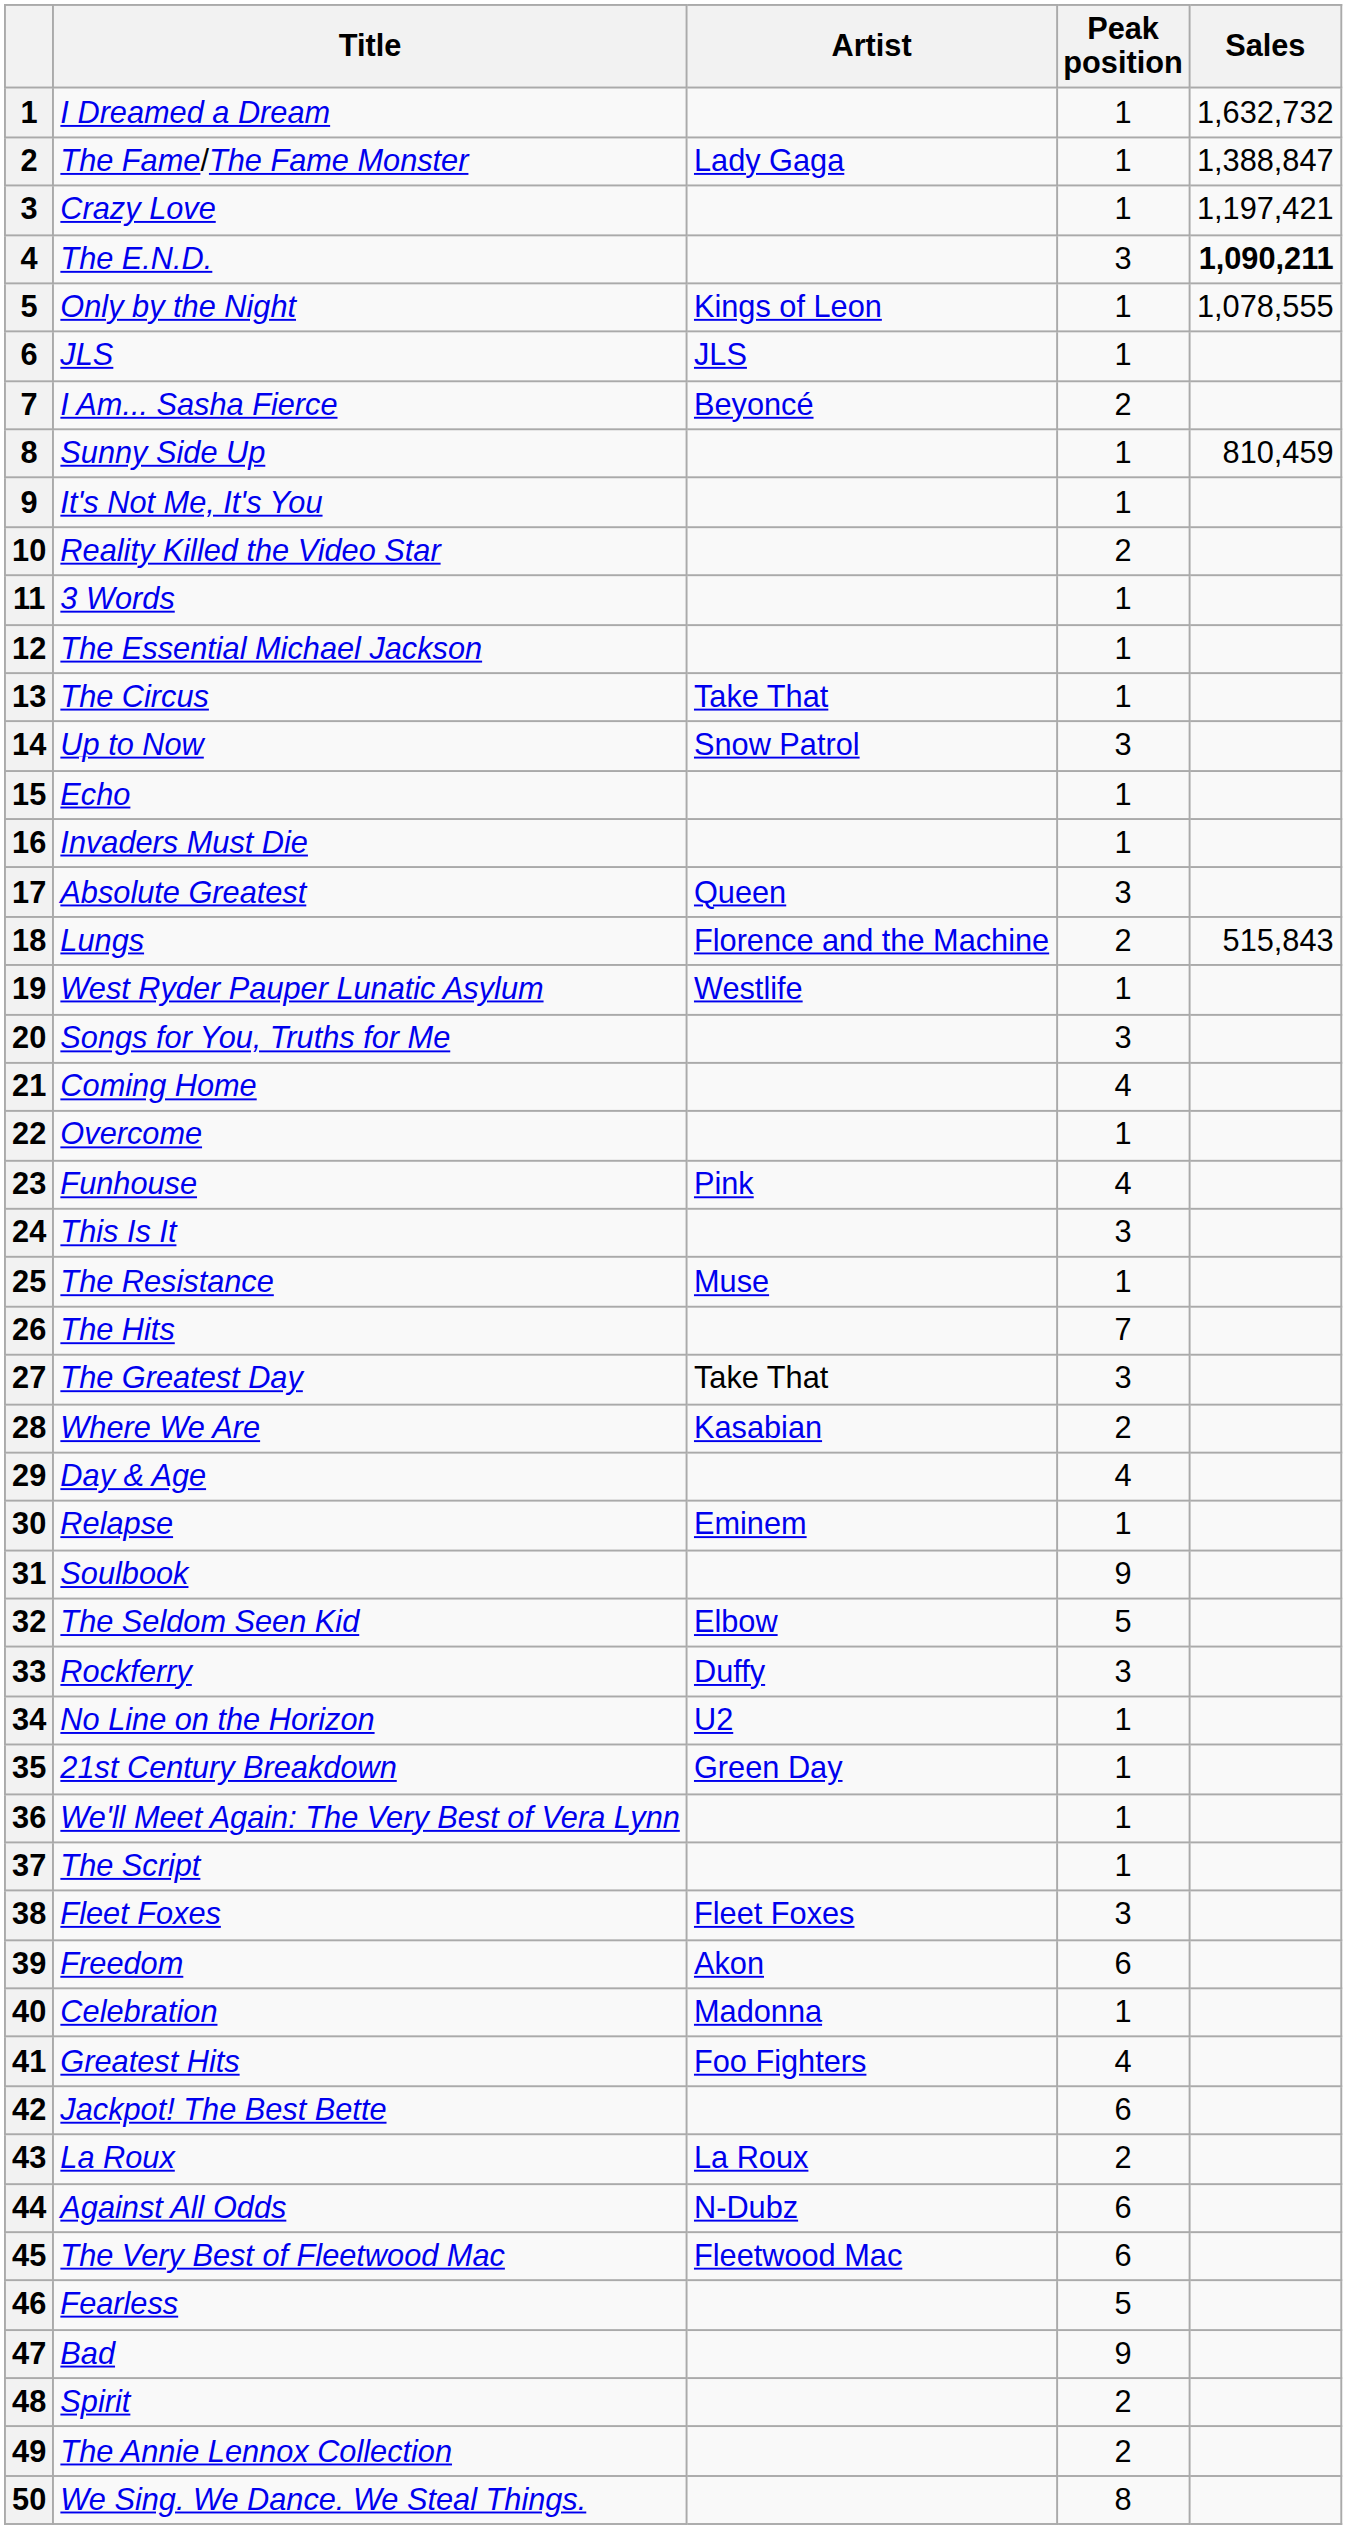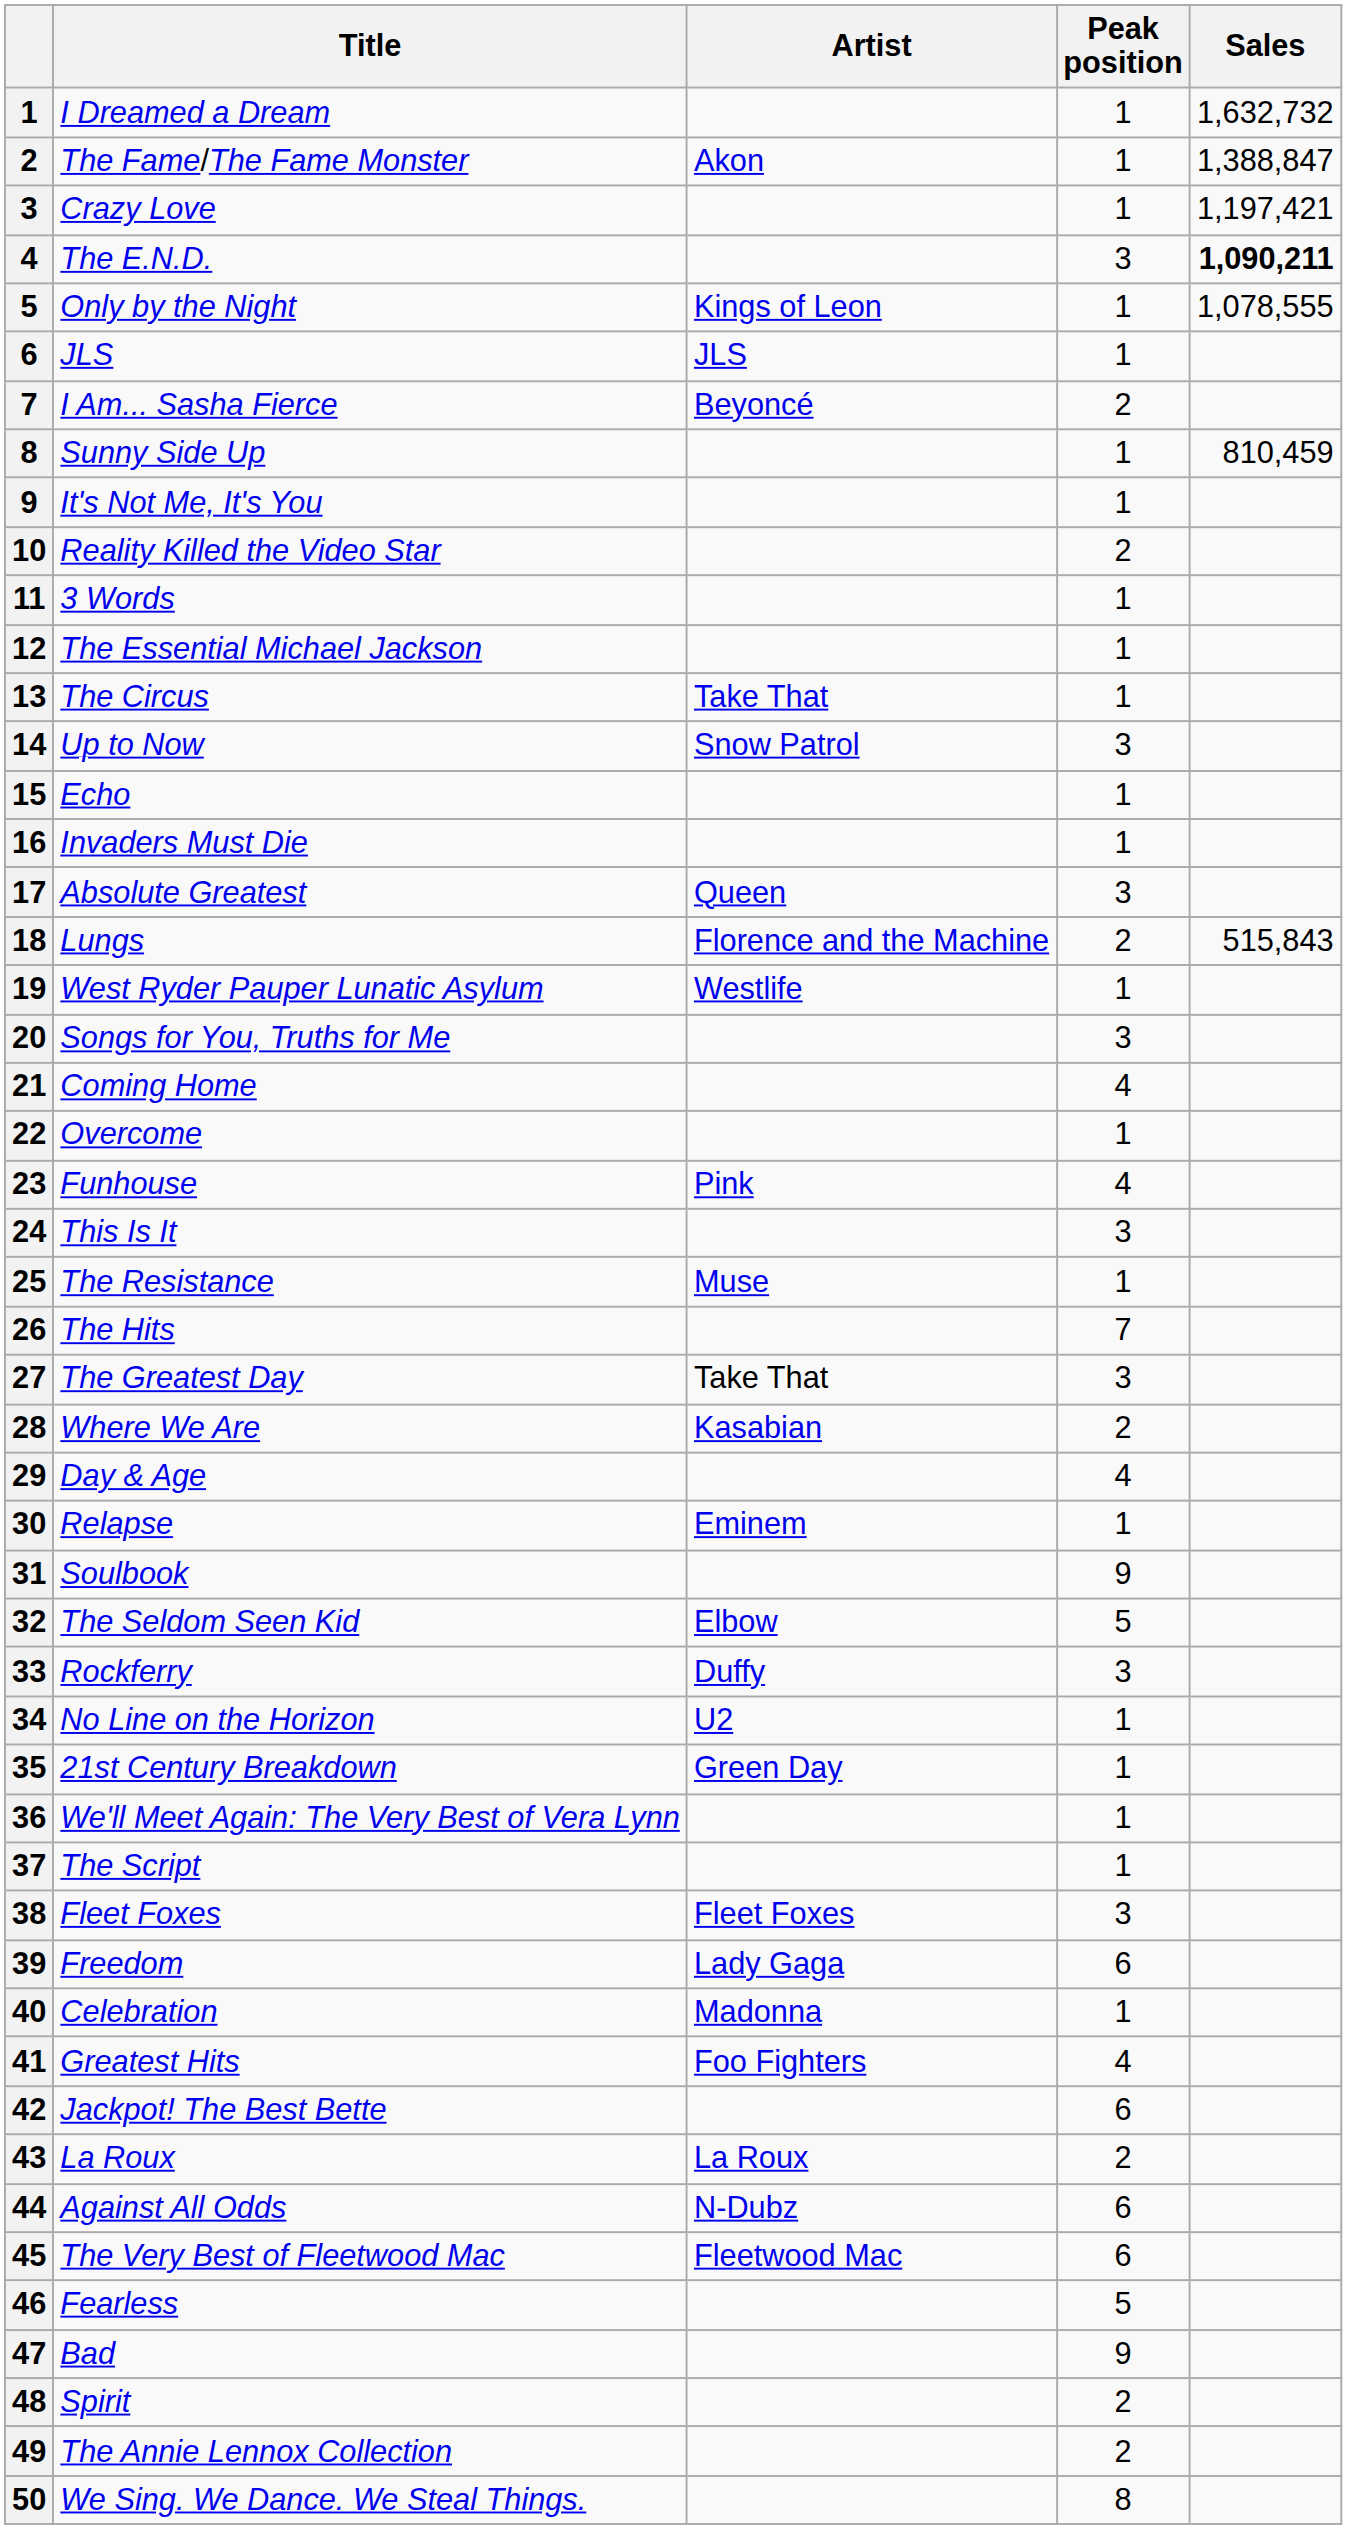(769, 160) Lady Gaga -> (729, 160) Akon
(729, 1963) Akon -> (769, 1963) Lady Gaga
